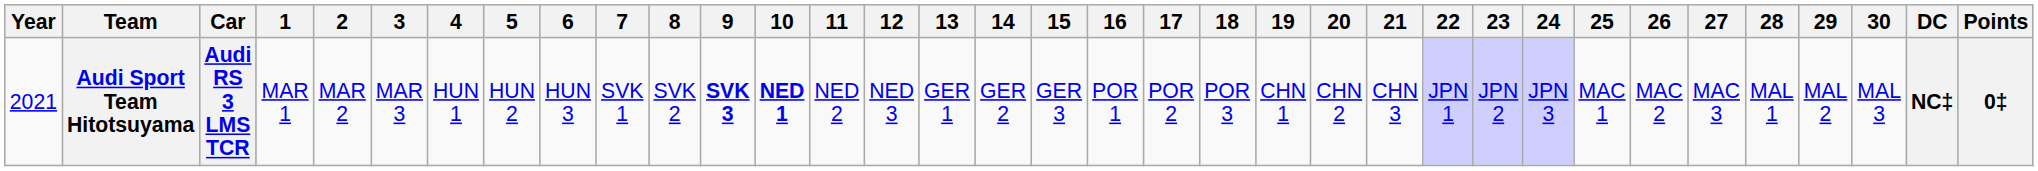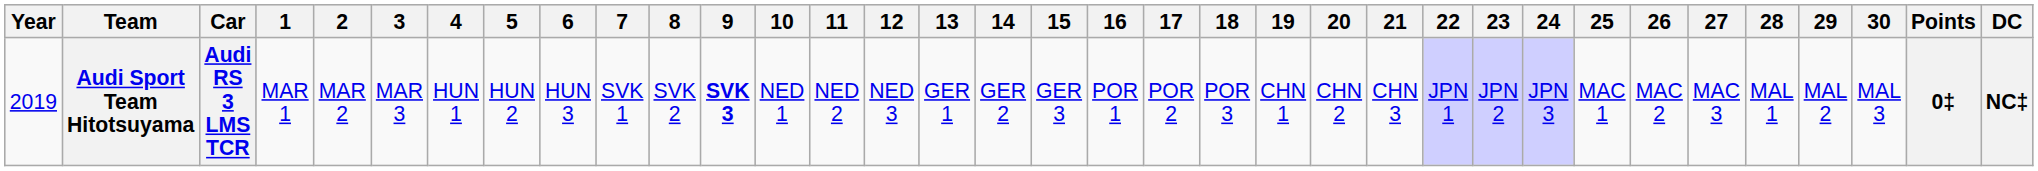columns swapped: (1932, 21) <-> (1996, 21)
(33, 101) 2021 -> (33, 101) 2019
(782, 101) bold -> (782, 101) normal
